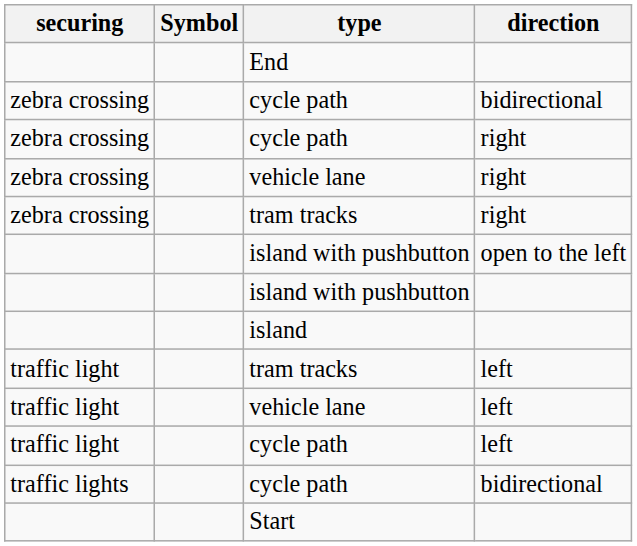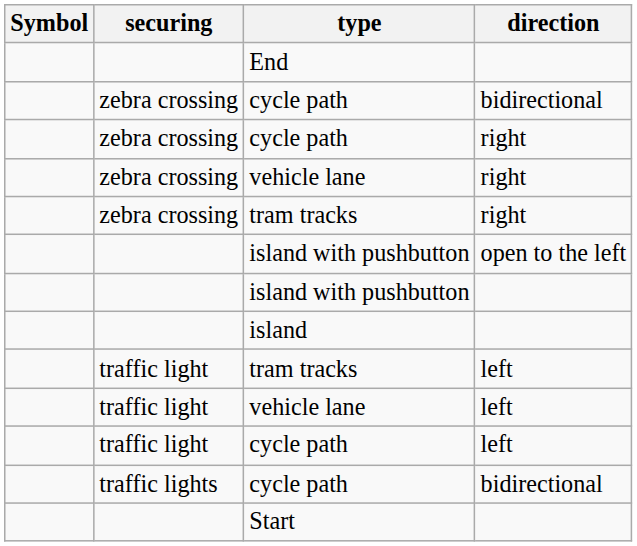columns swapped: (199, 23) <-> (80, 23)
